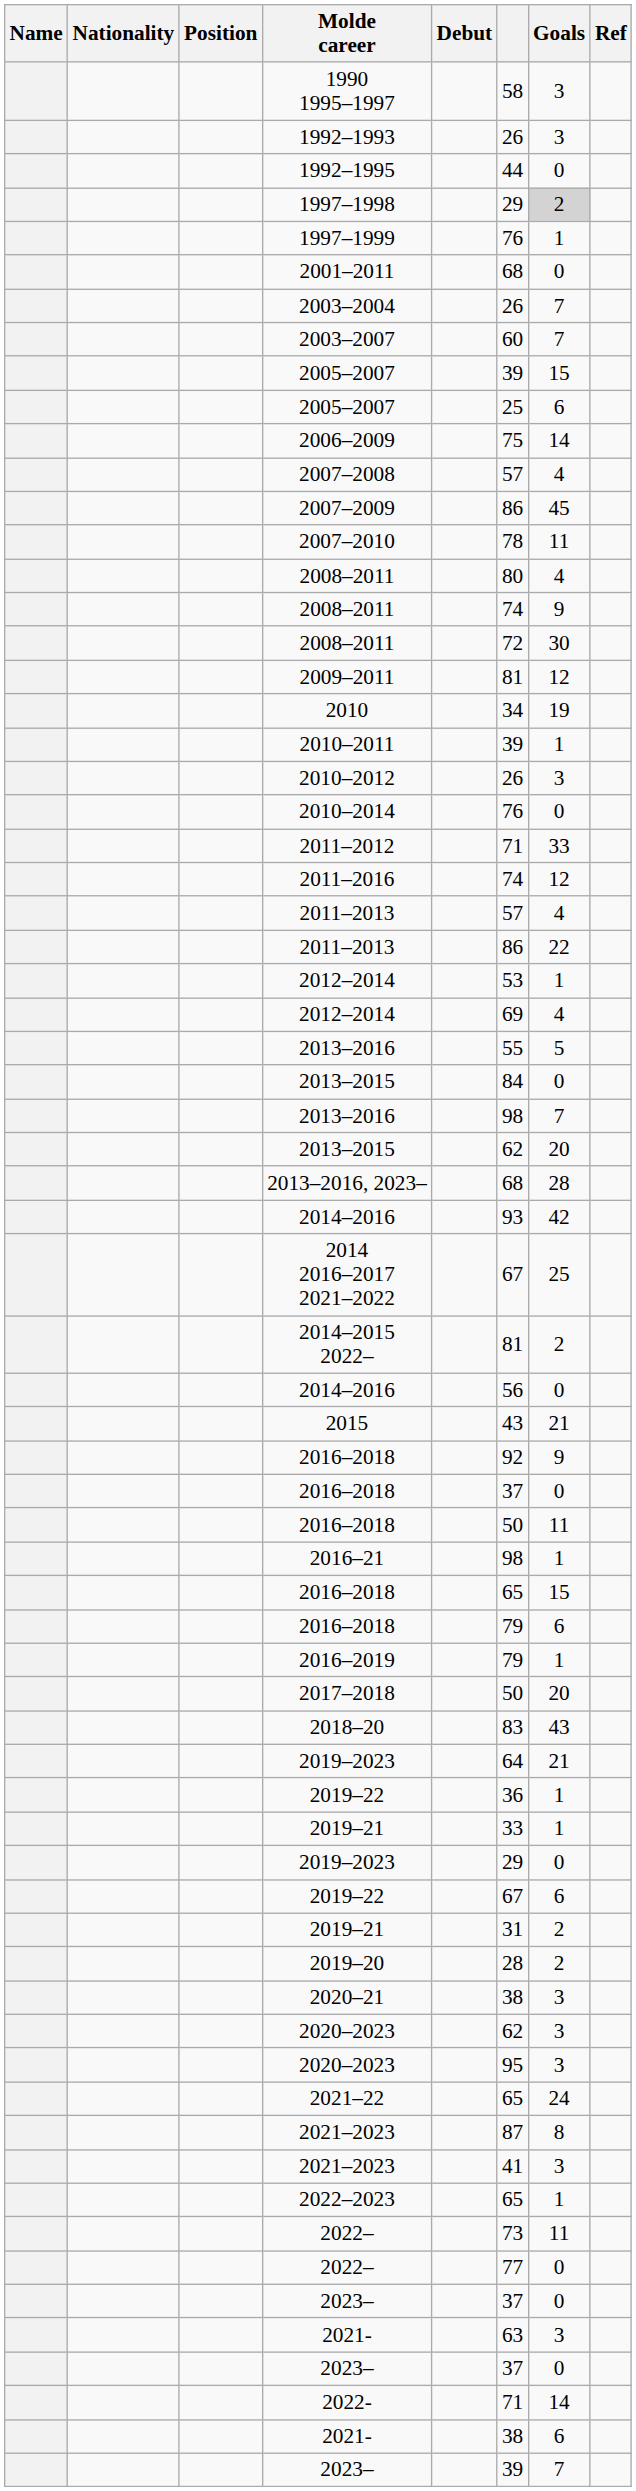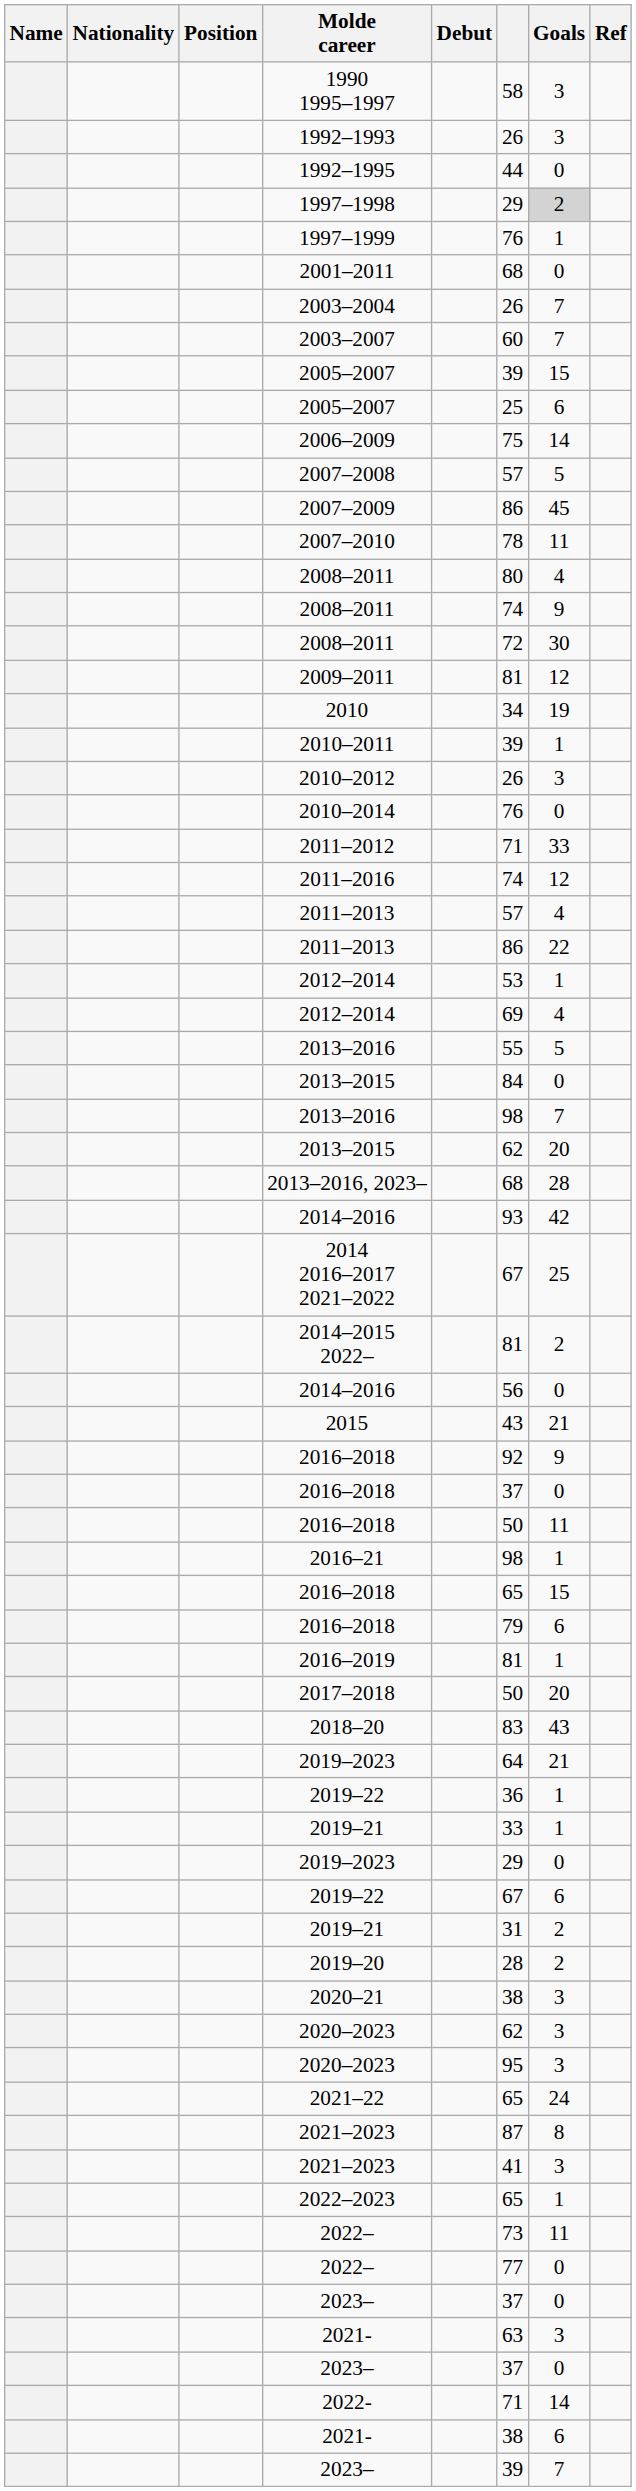(559, 474) 4 -> (559, 474) 5
(513, 1659) 79 -> (513, 1659) 81
